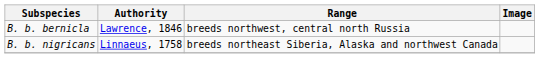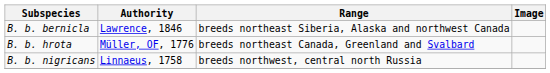(298, 29) breeds northwest, central north Russia -> (354, 29) breeds northeast Siberia, Alaska and northwest Canada
+ row: (39, 45)
(342, 45) breeds northeast Siberia, Alaska and northwest Canada -> (310, 60) breeds northwest, central north Russia
